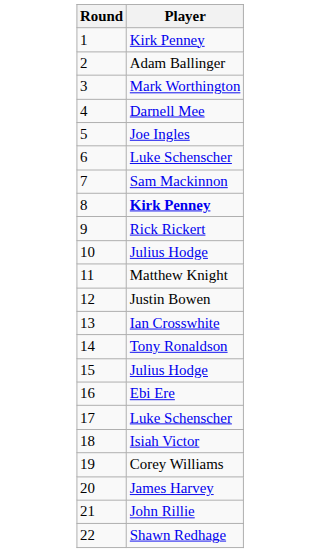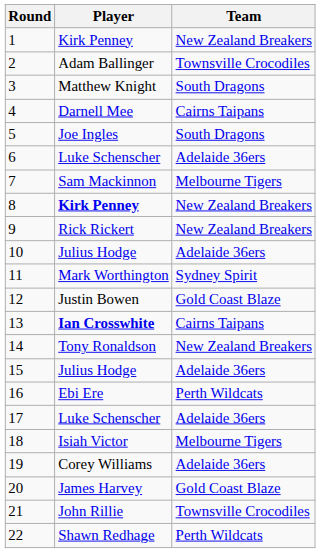+ column: (244, 16)
(185, 87) Mark Worthington -> (107, 87) Matthew Knight
(179, 275) Matthew Knight -> (113, 275) Mark Worthington
(175, 323) normal -> (106, 323) bold
